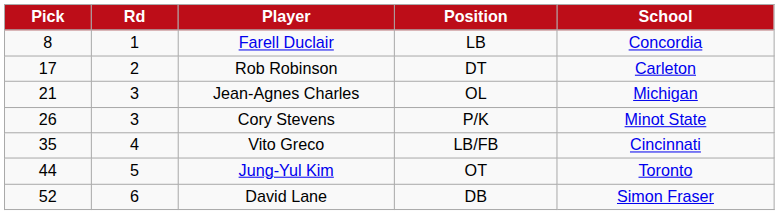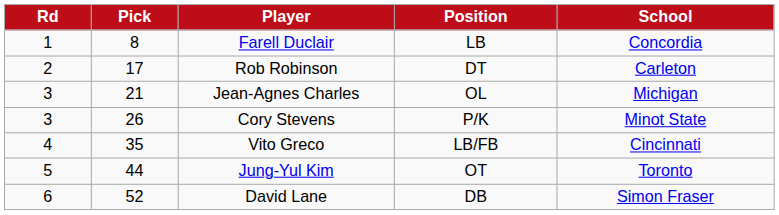columns swapped: (135, 17) <-> (48, 17)
